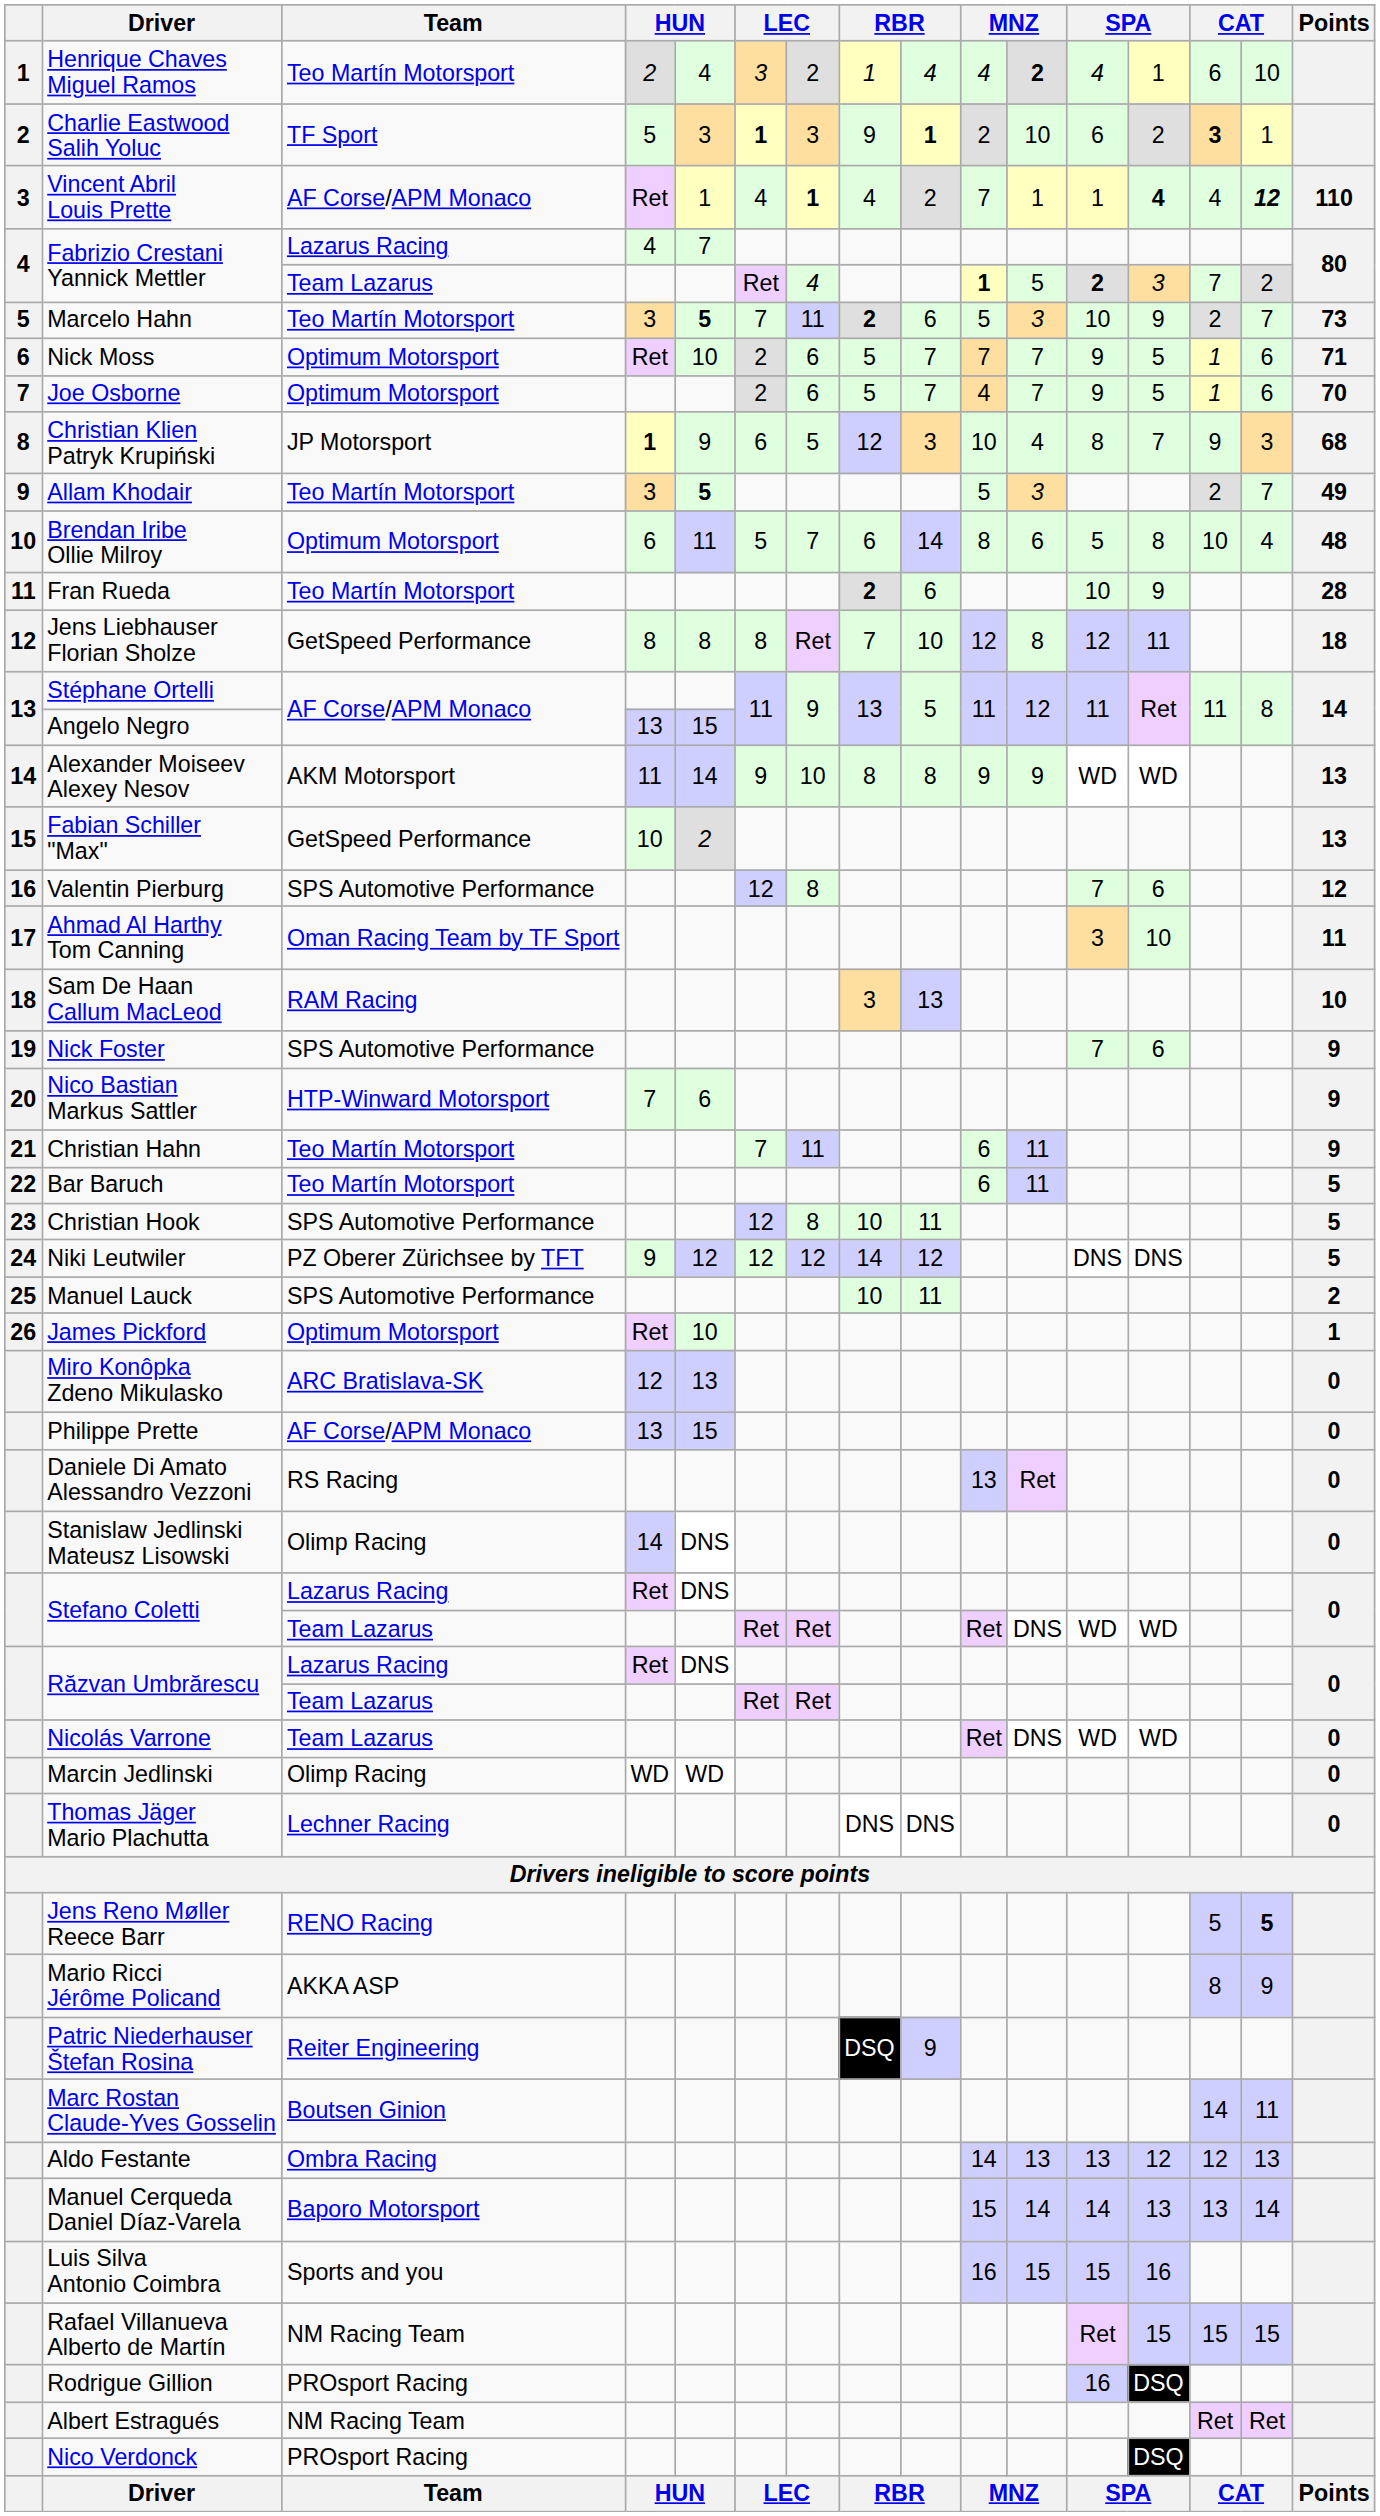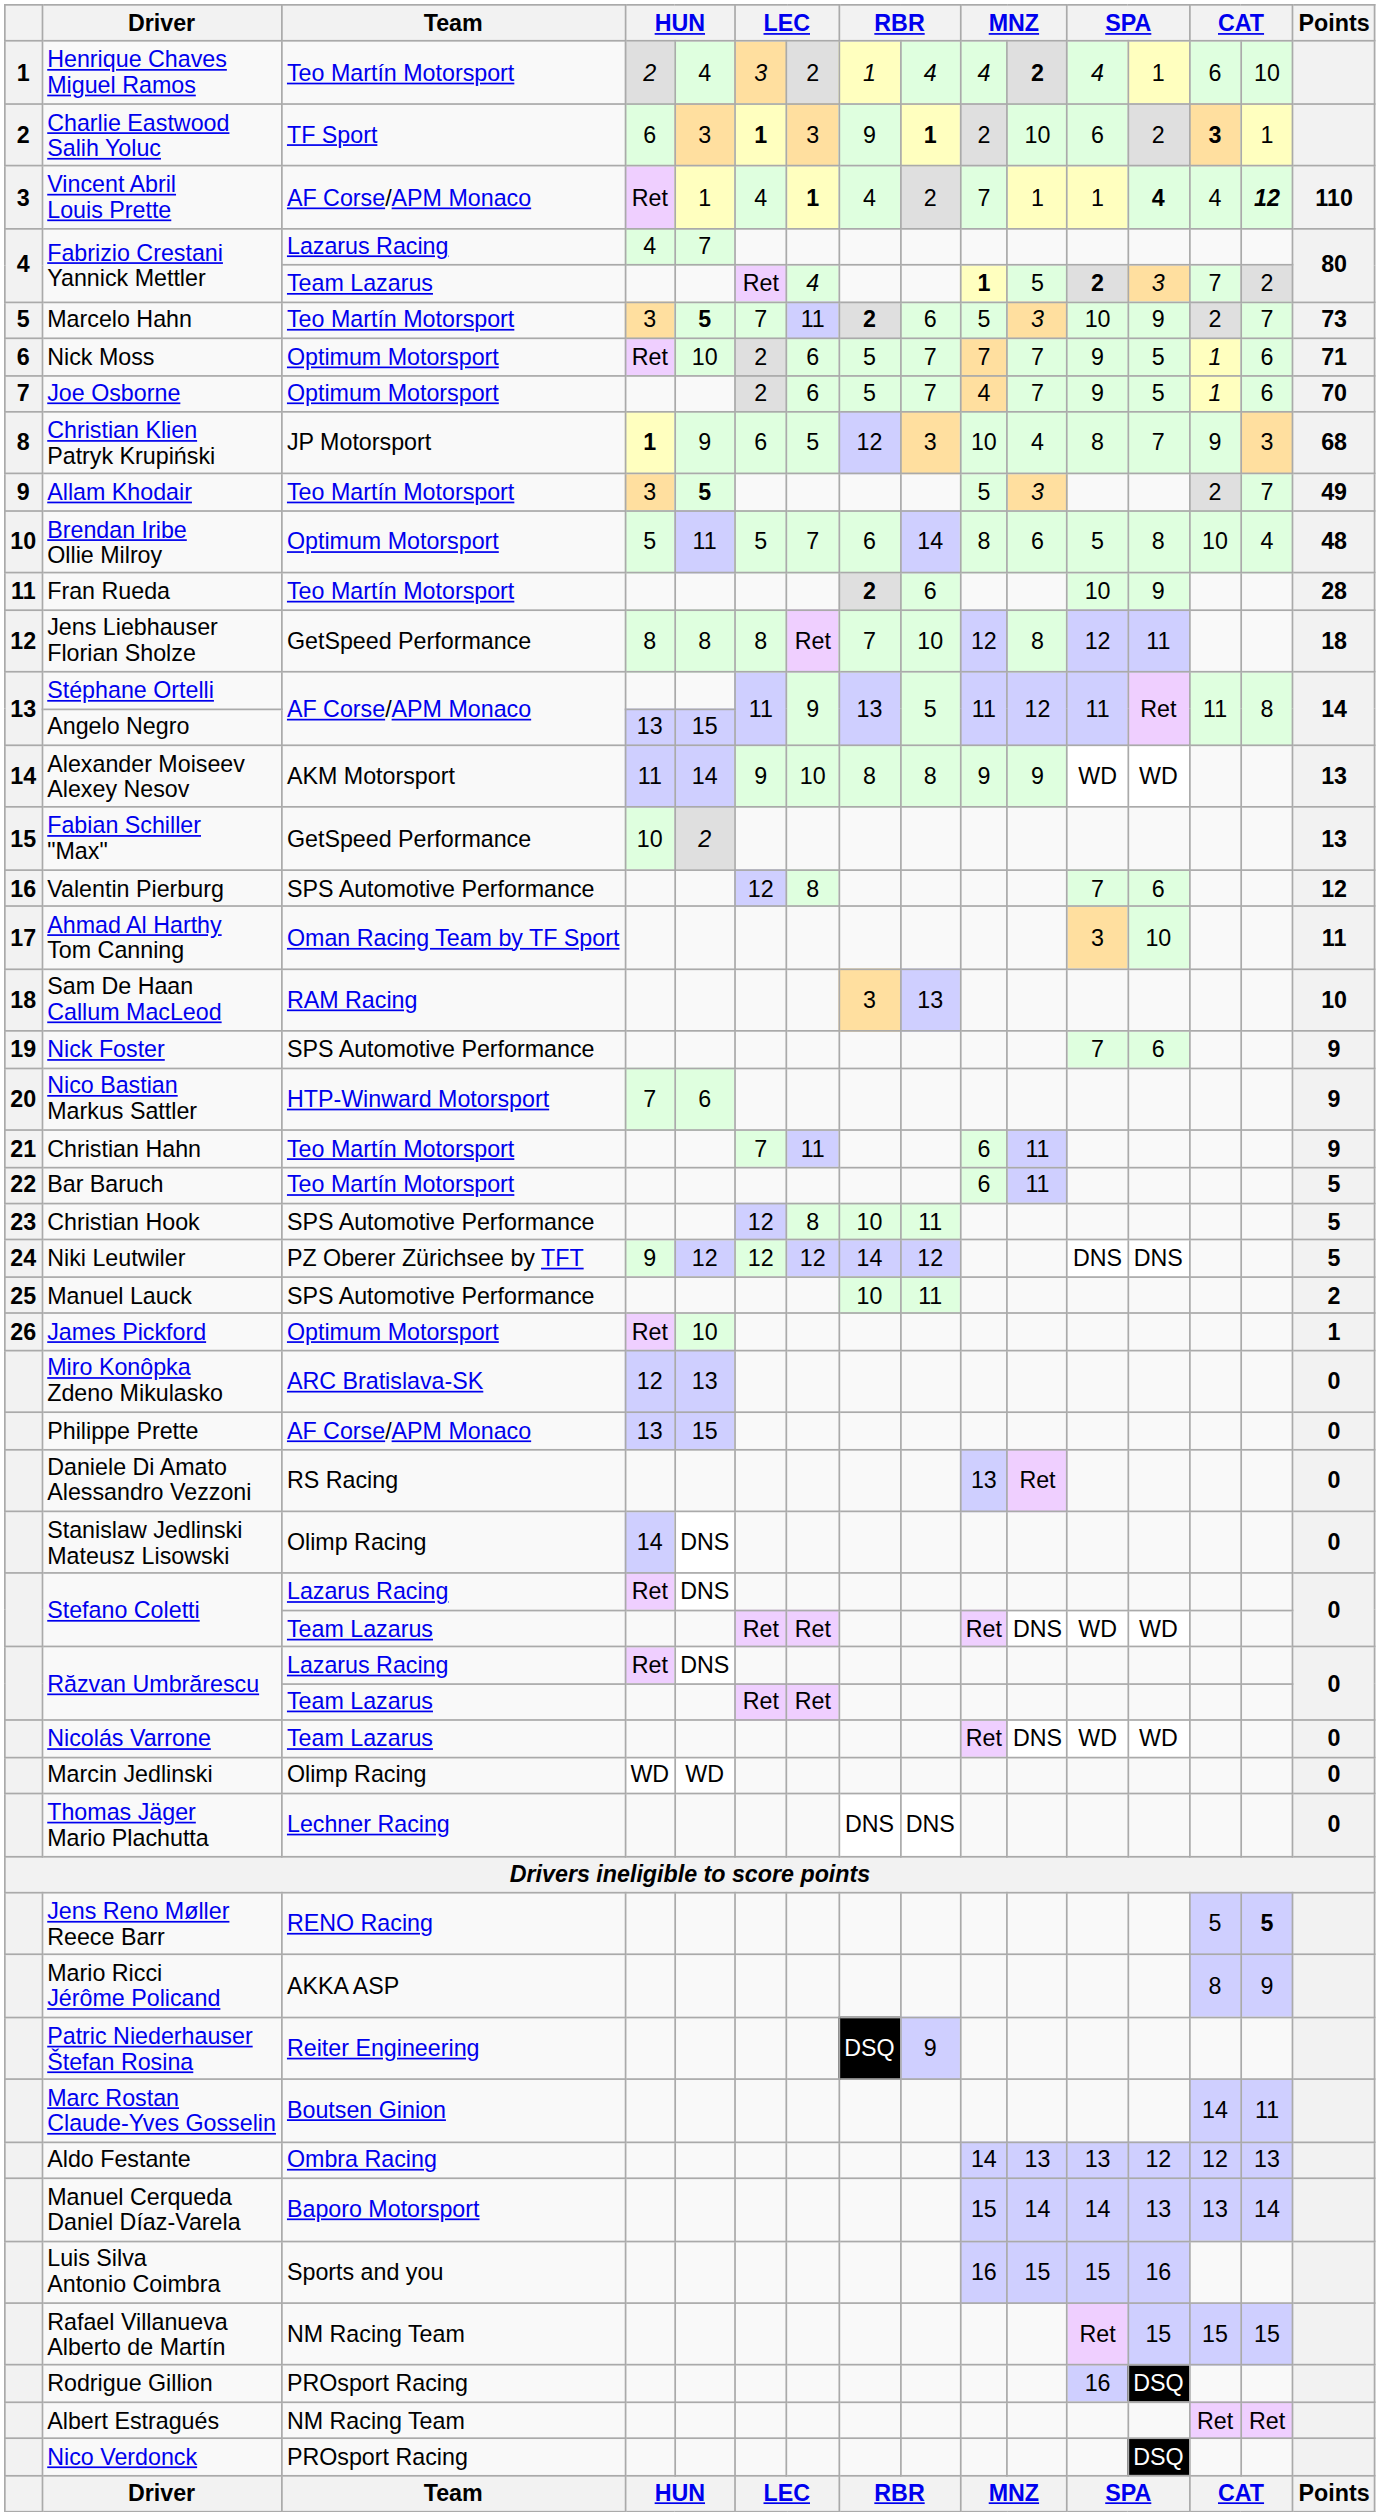(650, 135) 5 -> (650, 135) 6
(650, 541) 6 -> (650, 541) 5
